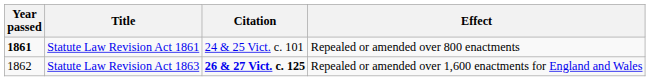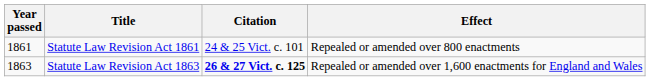(19, 47) bold -> (19, 47) normal
(19, 66) 1862 -> (19, 66) 1863
